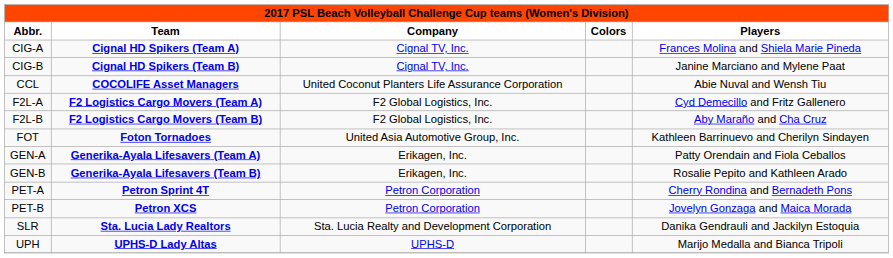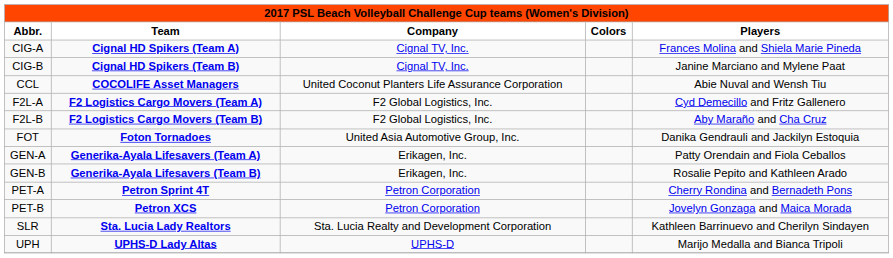(760, 137) Kathleen Barrinuevo and Cherilyn Sindayen -> (760, 137) Danika Gendrauli and Jackilyn Estoquia
(760, 226) Danika Gendrauli and Jackilyn Estoquia -> (760, 226) Kathleen Barrinuevo and Cherilyn Sindayen
